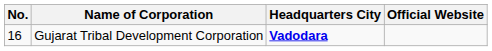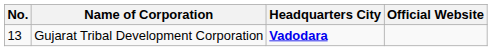(15, 35) 16 -> (15, 35) 13
